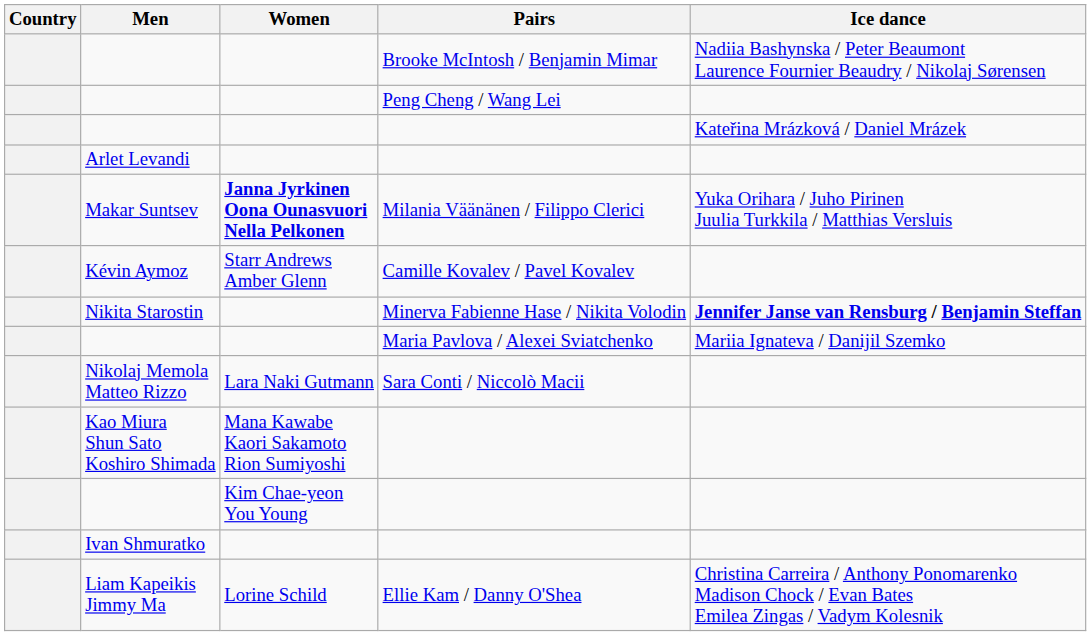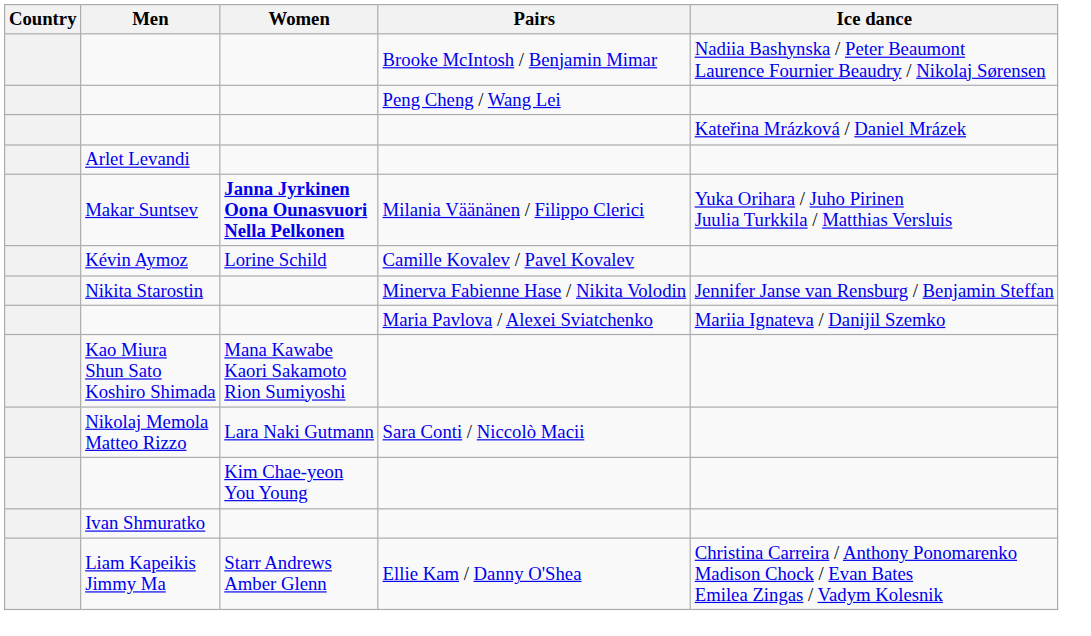(278, 271) Starr Andrews Amber Glenn -> (275, 260) Lorine Schild
(888, 311) bold -> (874, 290) normal
rows swapped: (147, 381) <-> (150, 442)
(275, 594) Lorine Schild -> (278, 573) Starr Andrews Amber Glenn
